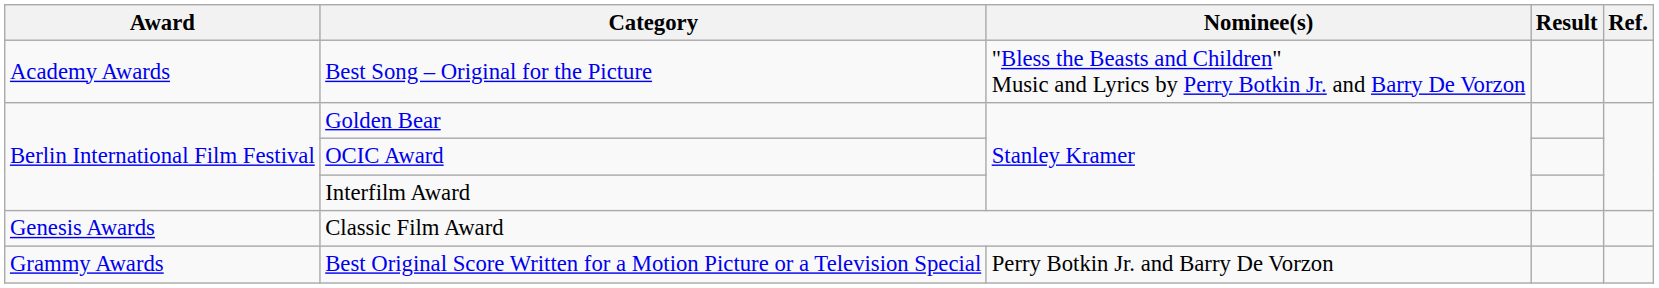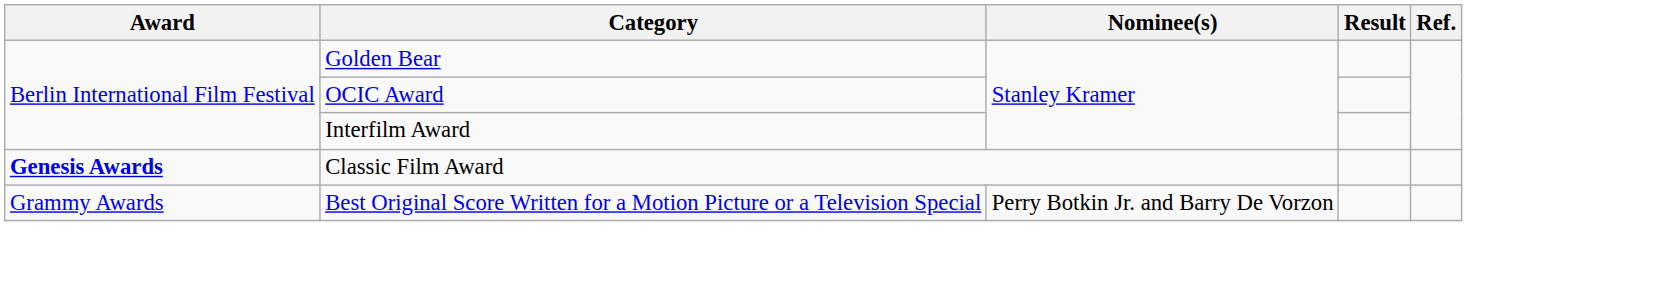- row: (489, 71)
(82, 228) normal -> (86, 166) bold
